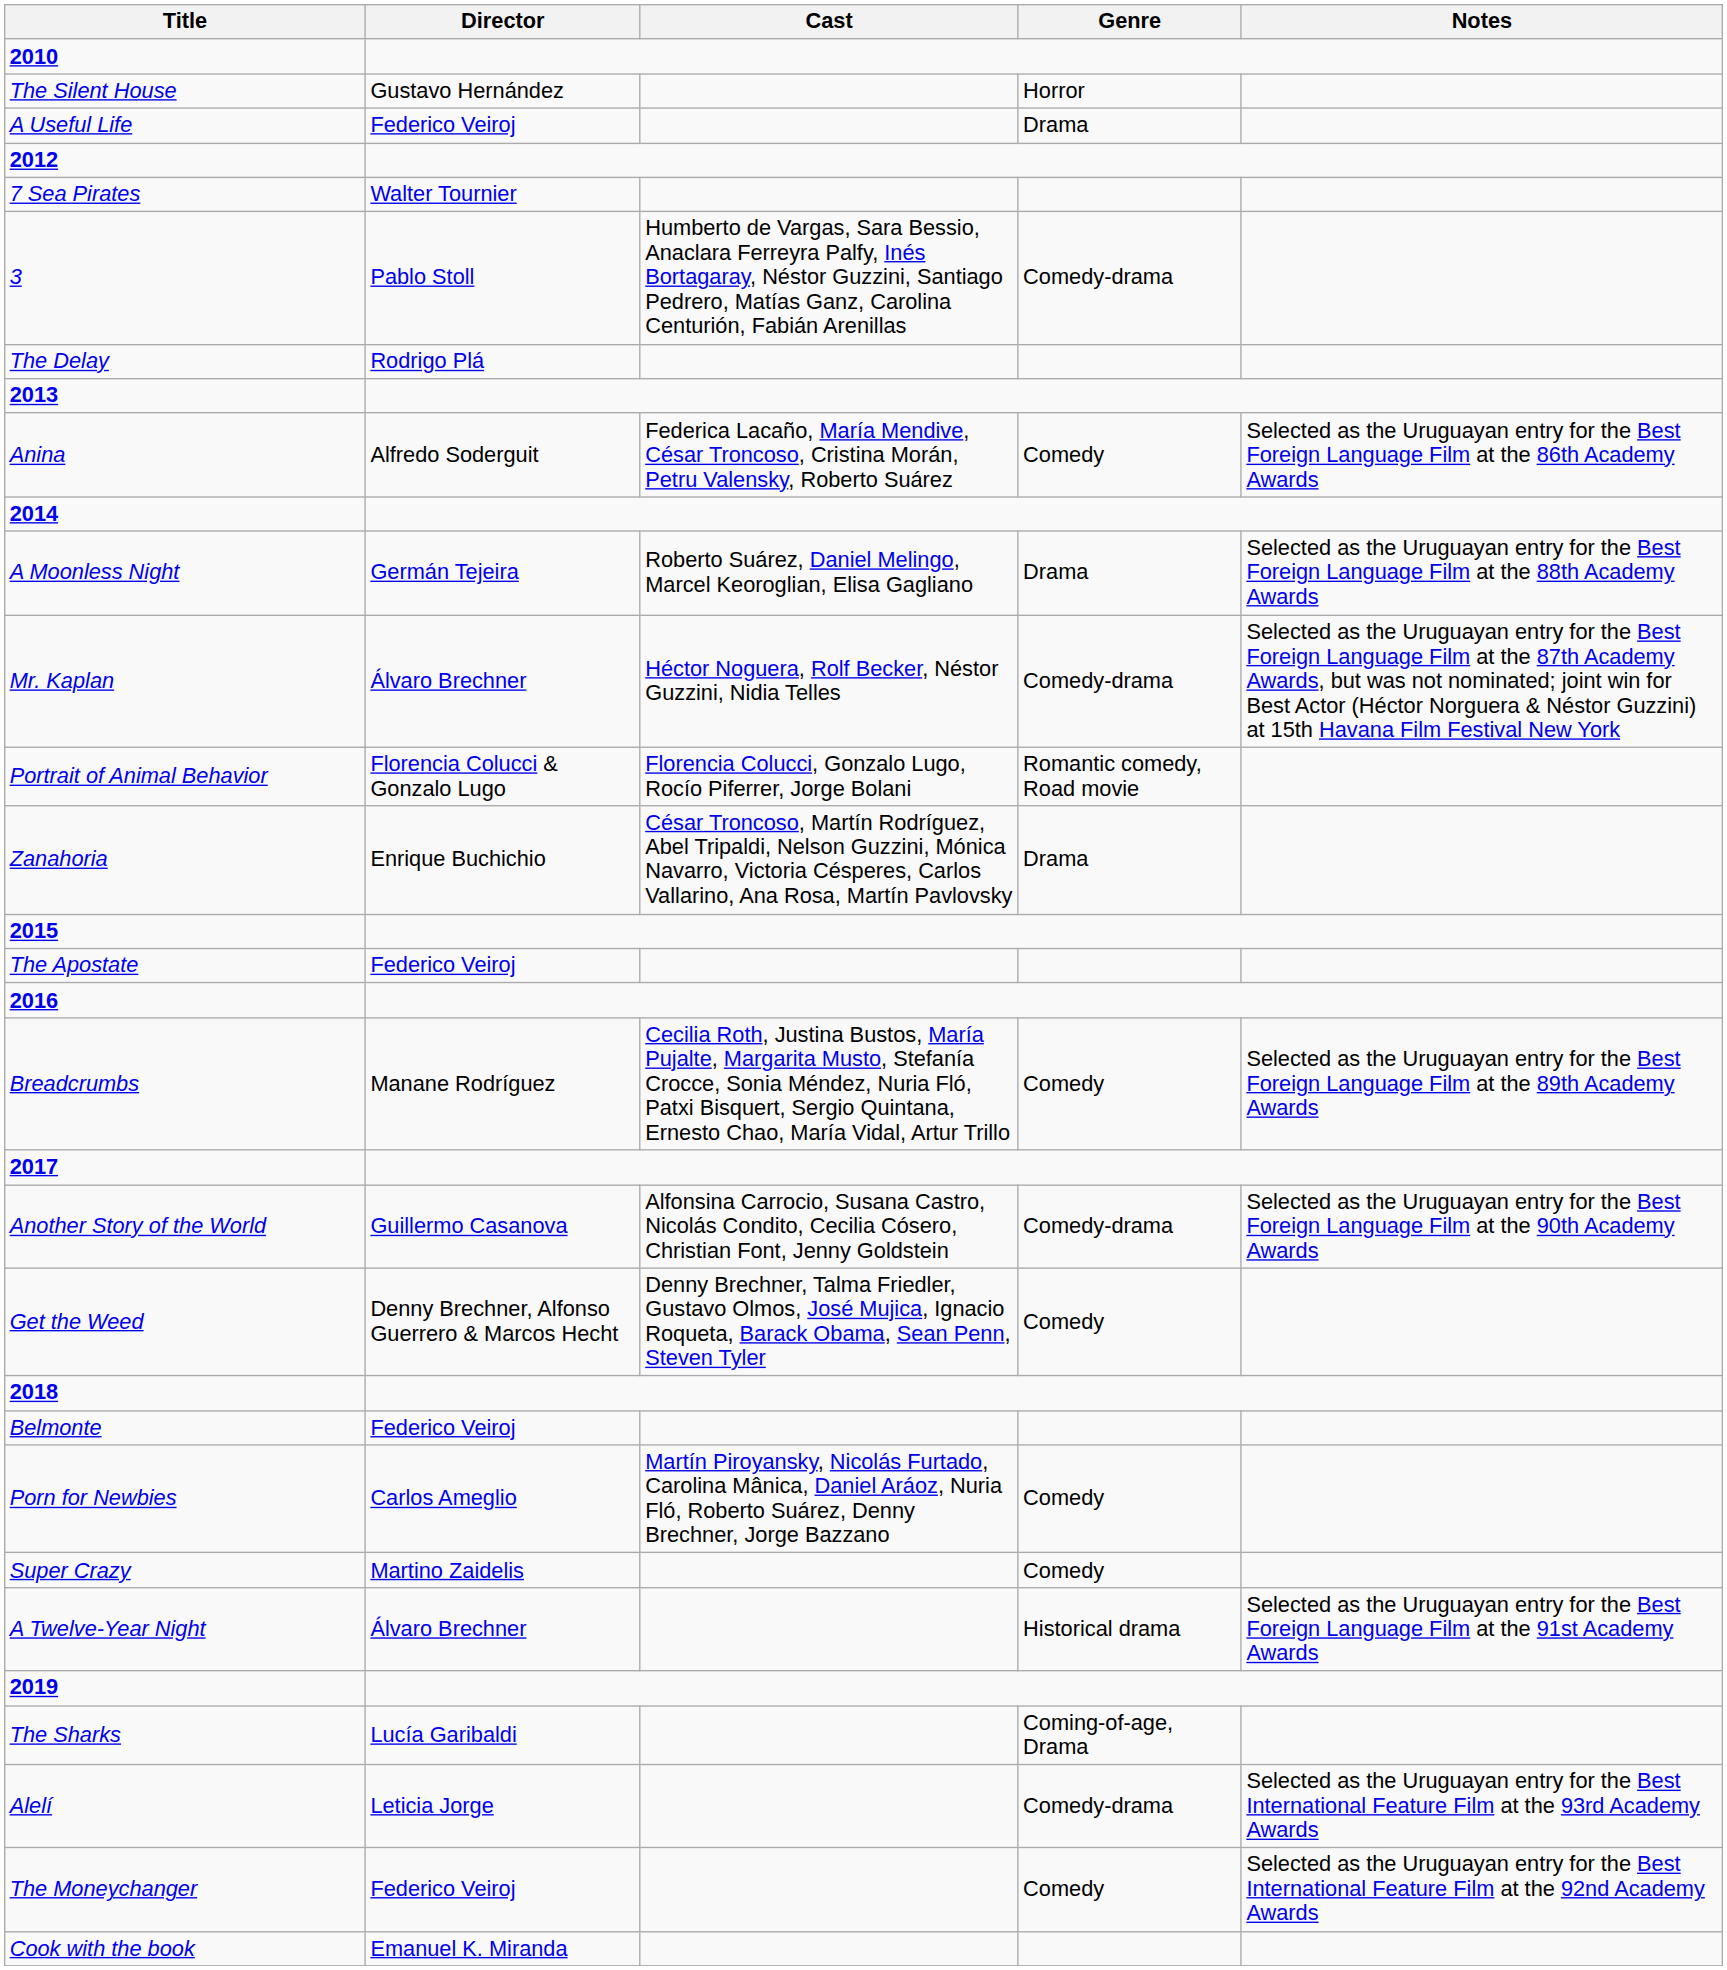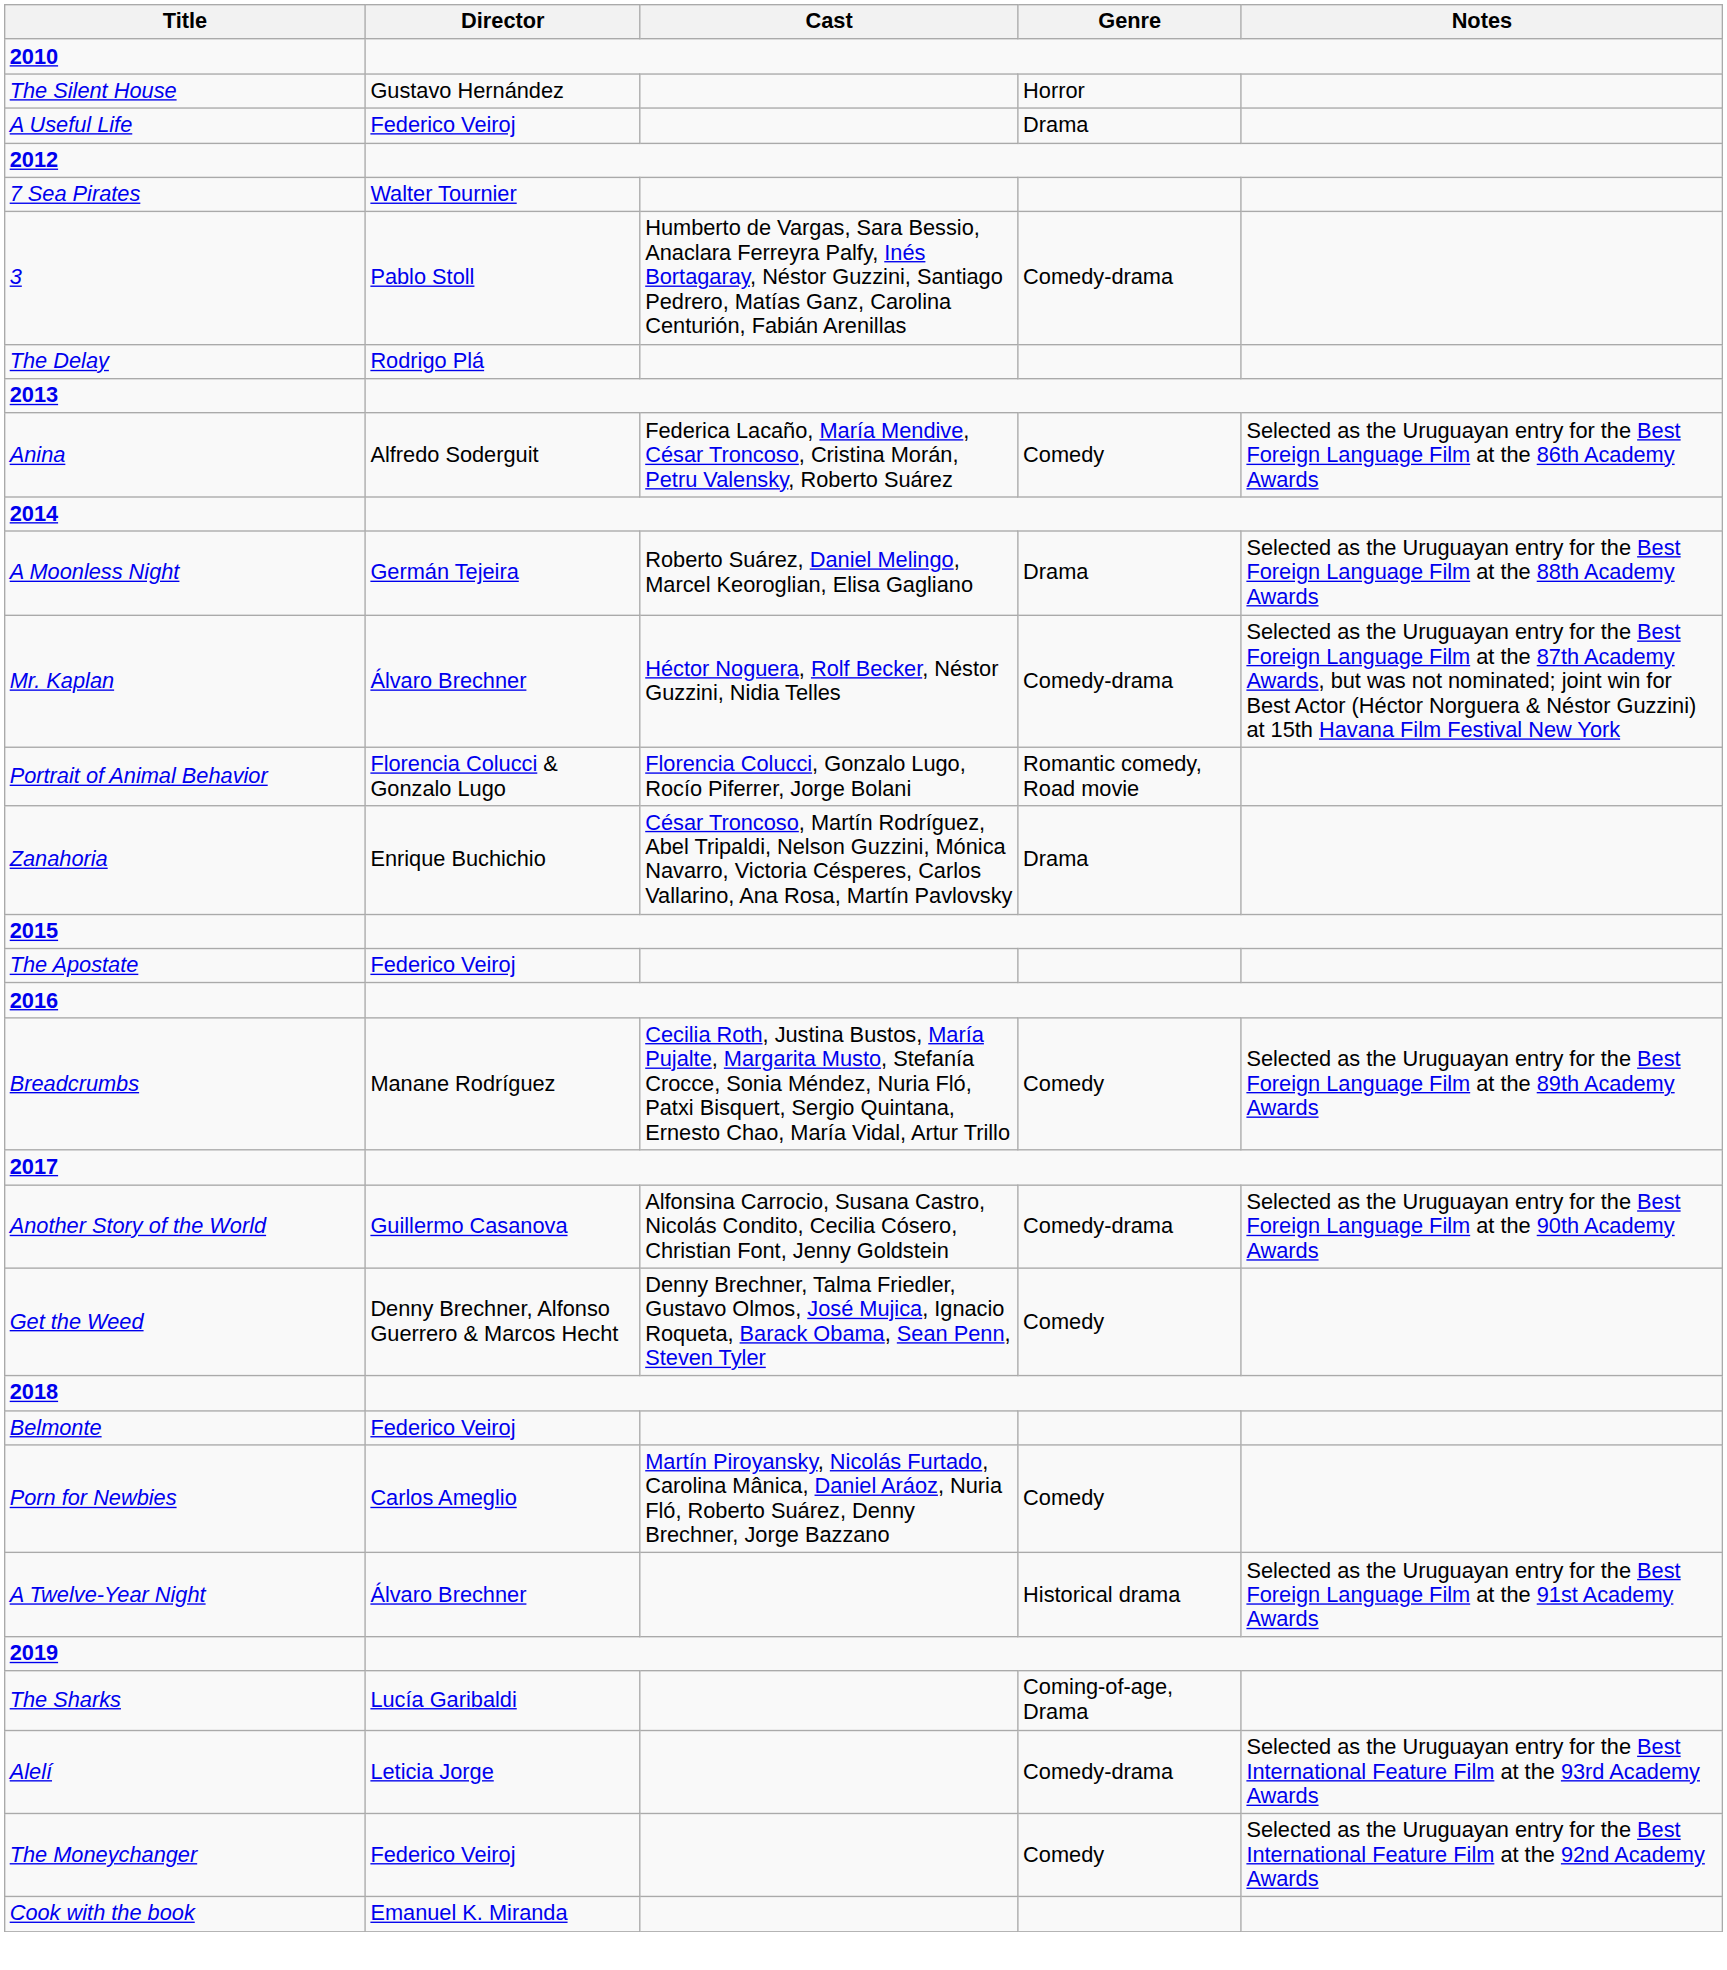- row: (70, 1569)
